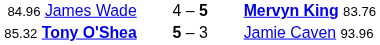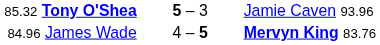rows swapped: (71, 32) <-> (72, 10)
